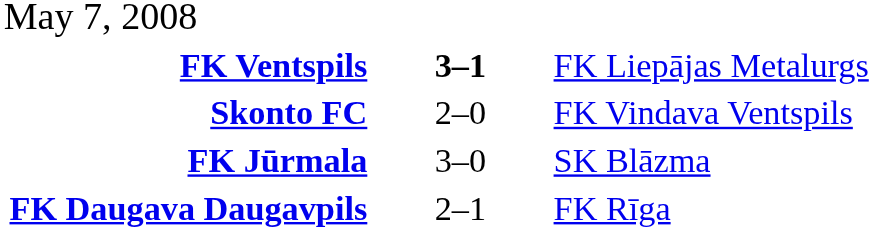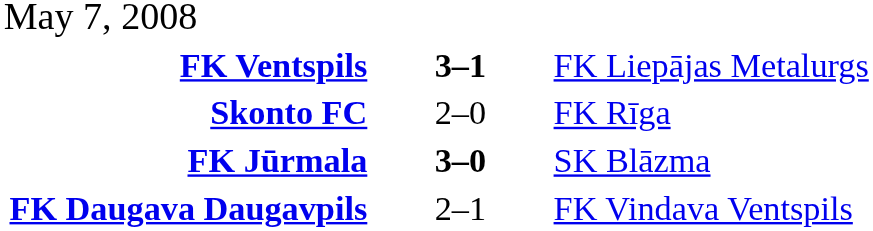(703, 113) FK Vindava Ventspils -> (612, 113) FK Rīga
(460, 160) normal -> (460, 160) bold
(612, 208) FK Rīga -> (703, 208) FK Vindava Ventspils
